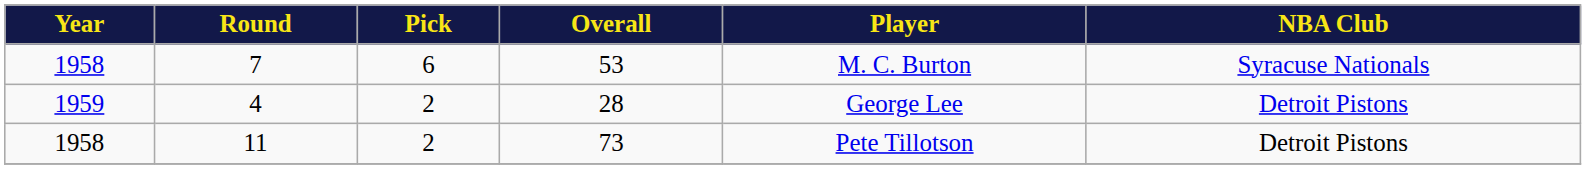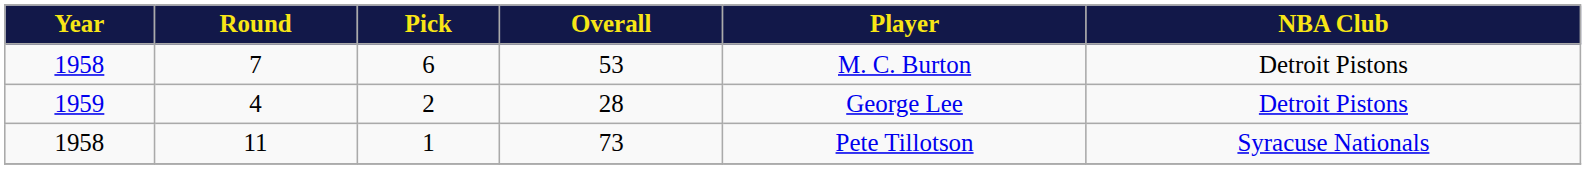(1333, 63) Syracuse Nationals -> (1333, 63) Detroit Pistons
(428, 143) 2 -> (428, 143) 1
(1333, 143) Detroit Pistons -> (1333, 143) Syracuse Nationals
